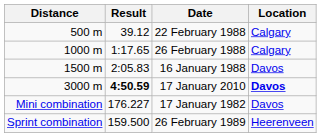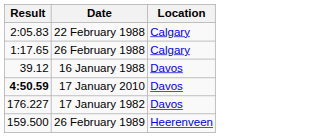- column: (55, 13)
(135, 31) 39.12 -> (29, 31) 2:05.83
(130, 68) 2:05.83 -> (34, 68) 39.12
(268, 86) bold -> (167, 86) normal
